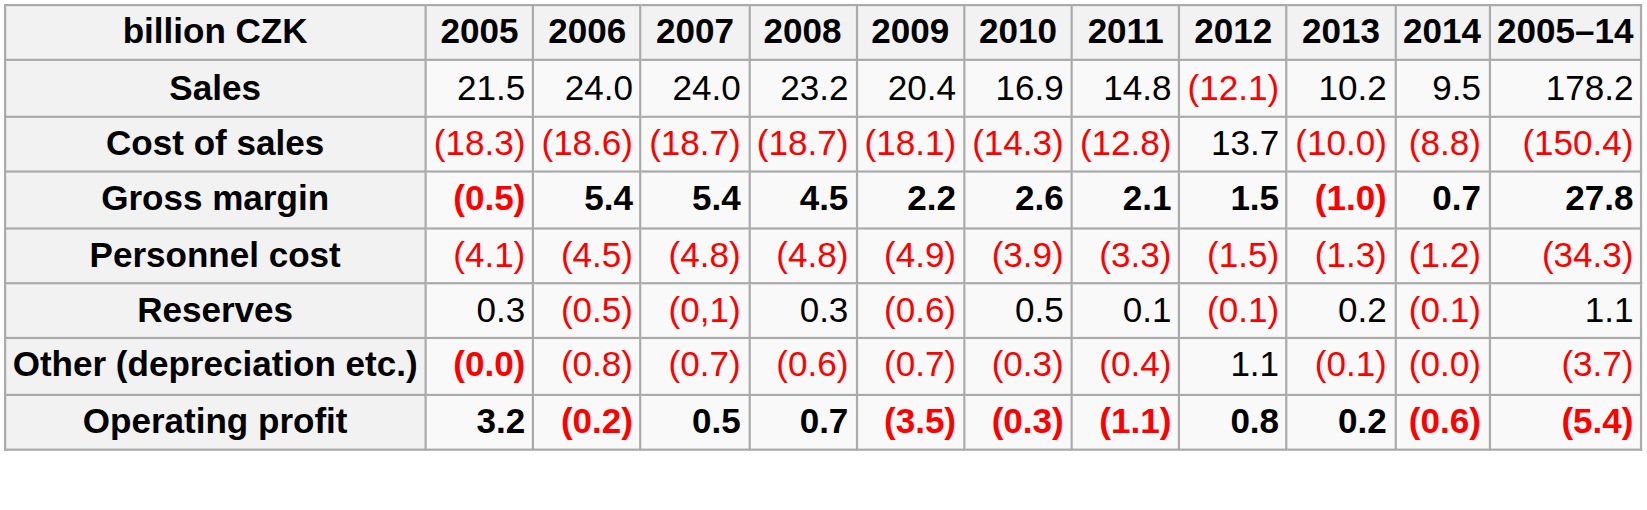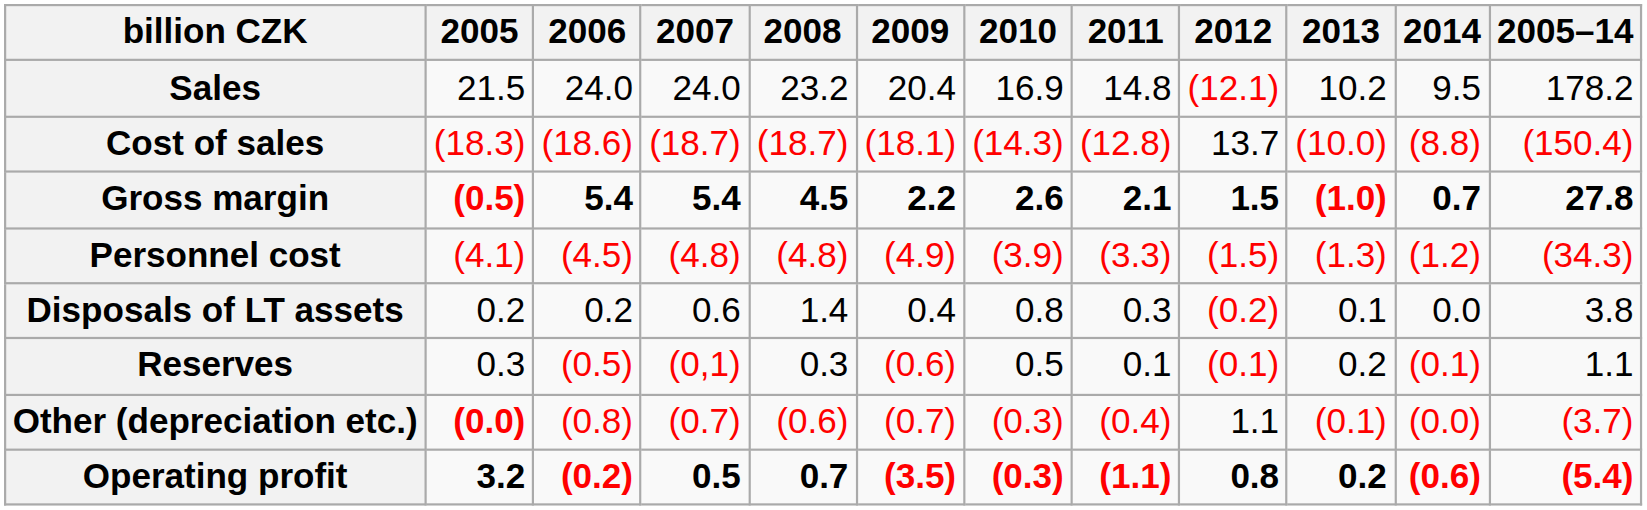+ row: (215, 310)
